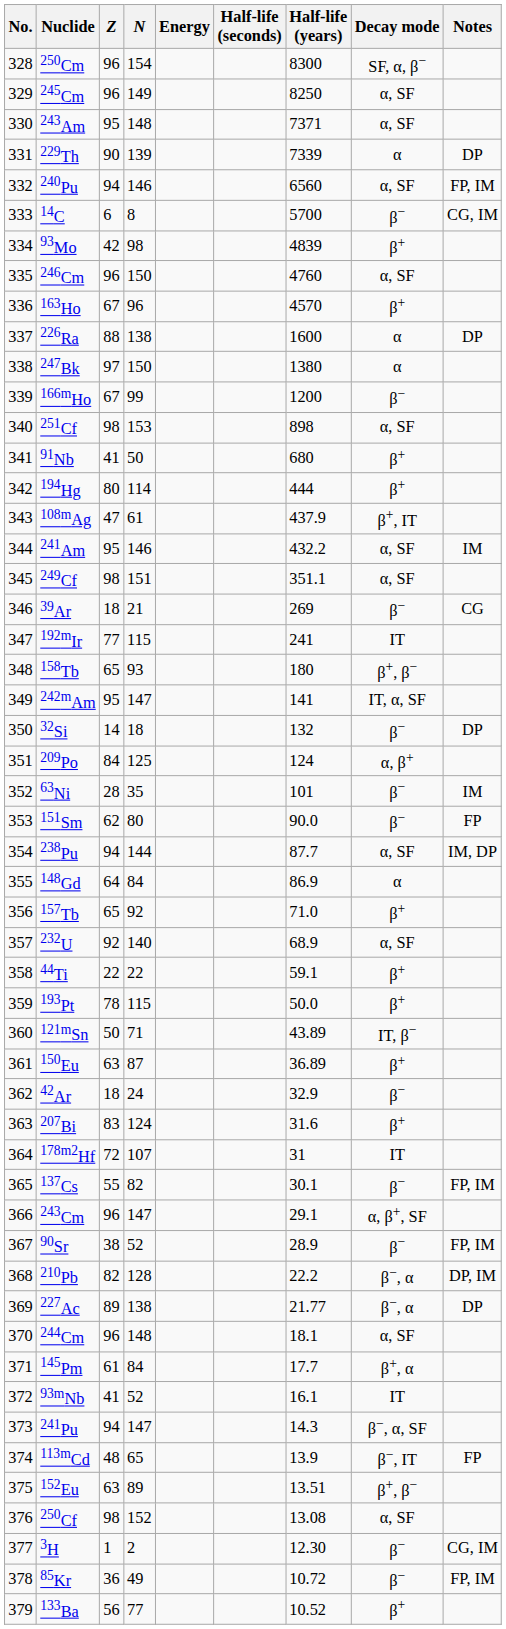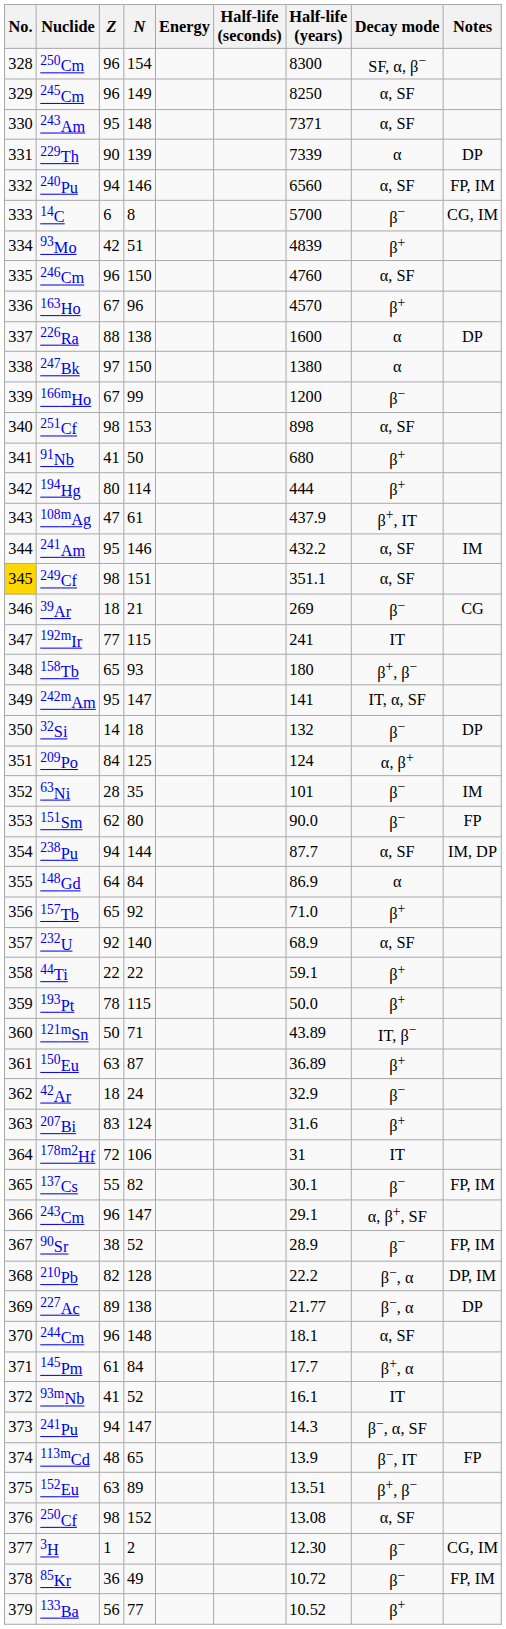(135, 245) 98 -> (135, 245) 51
(21, 578) no background -> (21, 578) gold background
(139, 1154) 107 -> (139, 1154) 106
